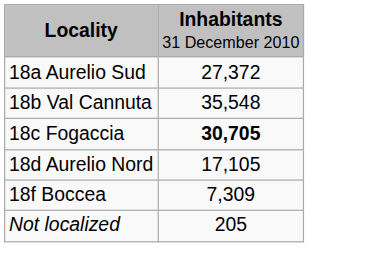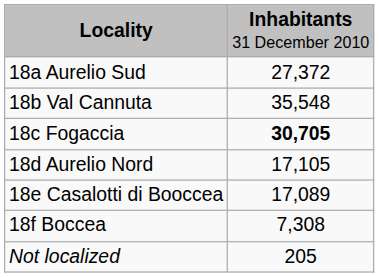+ row: (116, 195)
(231, 195) 7,309 -> (301, 225) 7,308
